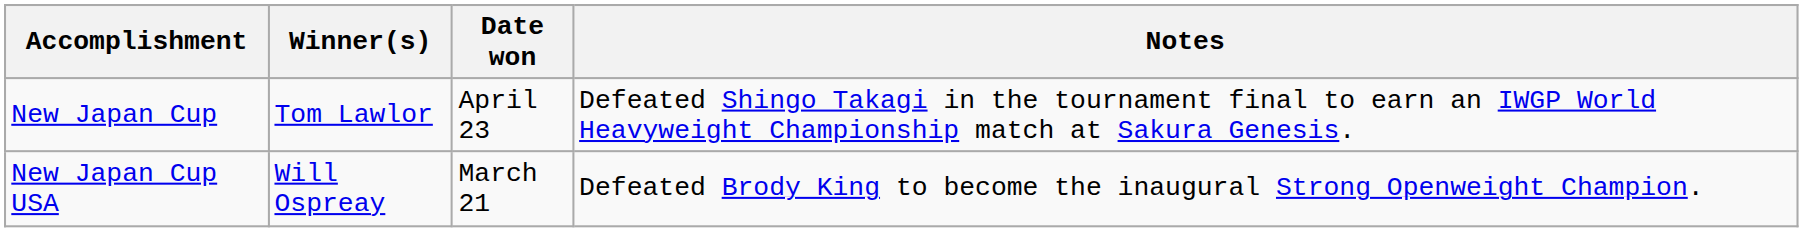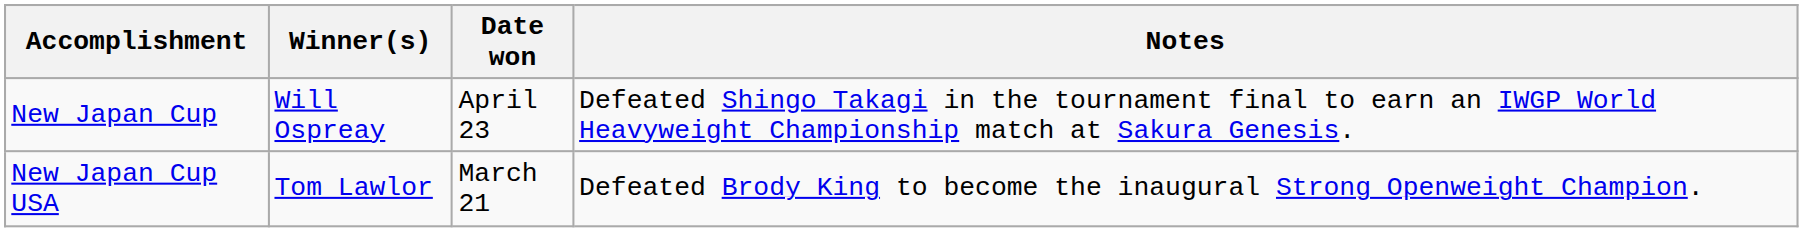(354, 115) Tom Lawlor -> (330, 115) Will Ospreay
(330, 189) Will Ospreay -> (354, 189) Tom Lawlor
